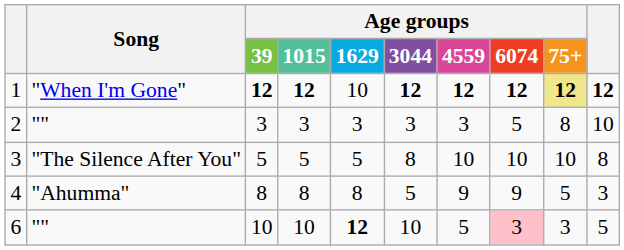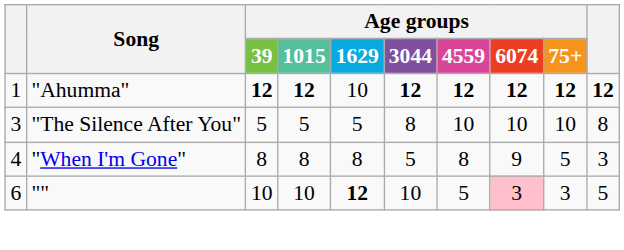(109, 90) "When I'm Gone" -> (80, 90) "Ahumma"
(565, 90) khaki background -> (565, 90) no background
- row: (16, 124)
(80, 192) "Ahumma" -> (109, 158) "When I'm Gone"
(464, 192) 9 -> (464, 158) 8
